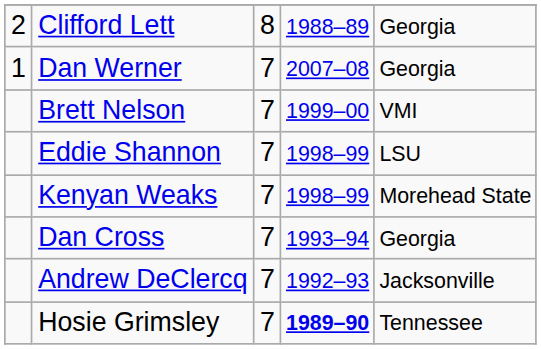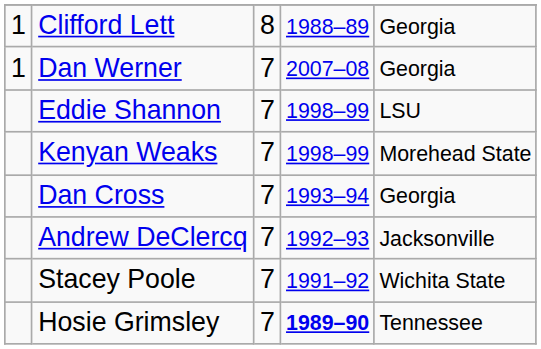(18, 25) 2 -> (18, 25) 1
- row: (112, 110)
+ row: (117, 279)
